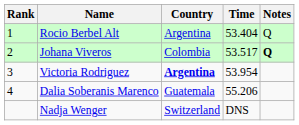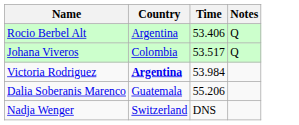- column: (21, 14)
(242, 33) 53.404 -> (209, 33) 53.406
(268, 52) bold -> (235, 52) normal
(242, 72) 53.954 -> (209, 72) 53.984
